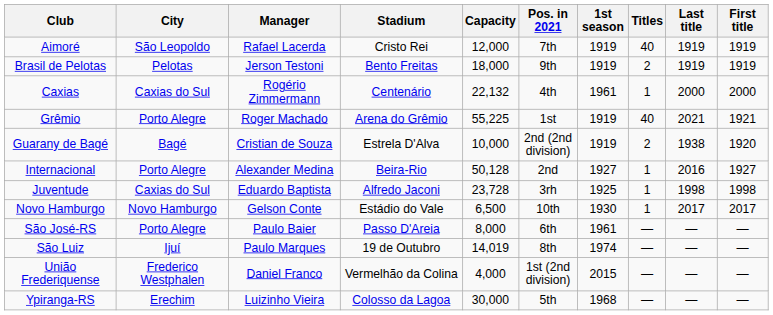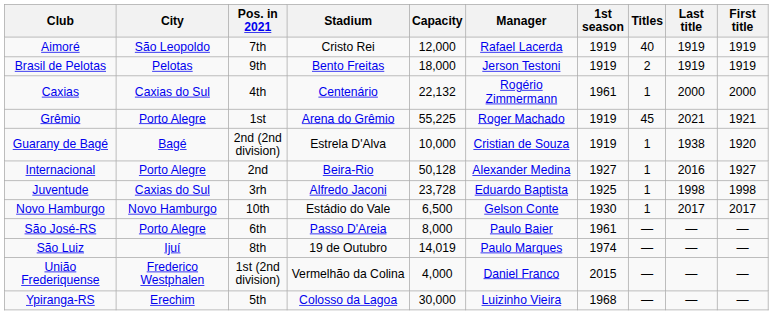columns swapped: (284, 20) <-> (548, 20)
(647, 118) 40 -> (647, 118) 45
(647, 144) 2 -> (647, 144) 1
